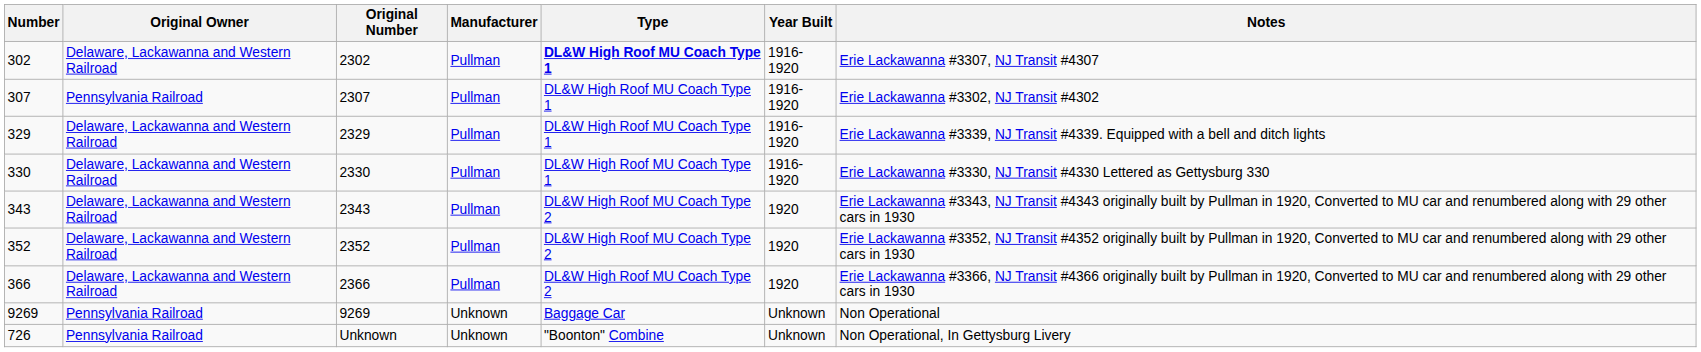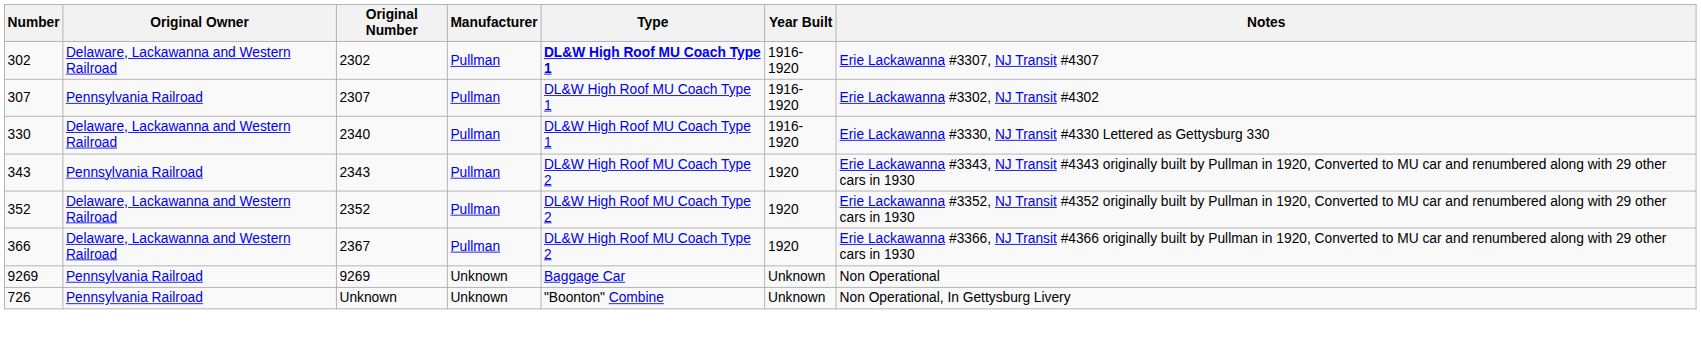- row: (19, 135)
(355, 172) 2330 -> (355, 135) 2340
(178, 209) Delaware, Lackawanna and Western Railroad -> (134, 172) Pennsylvania Railroad
(355, 284) 2366 -> (355, 246) 2367
